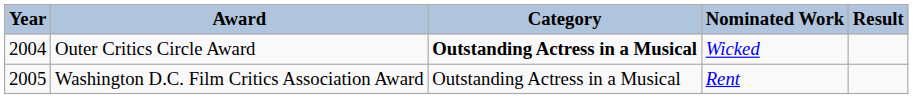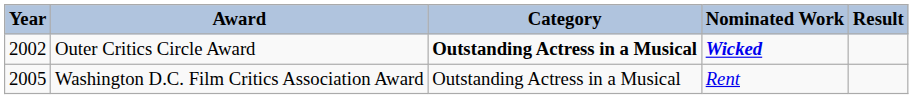(28, 49) 2004 -> (28, 49) 2002
(733, 49) normal -> (734, 49) bold
